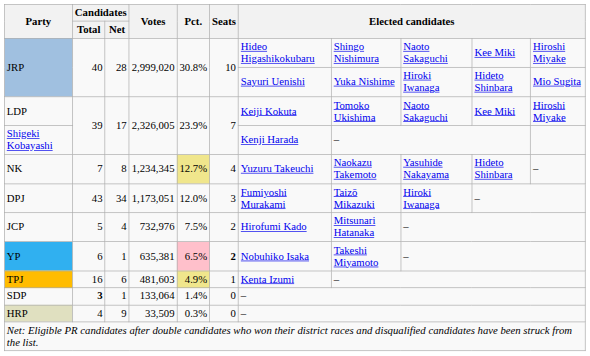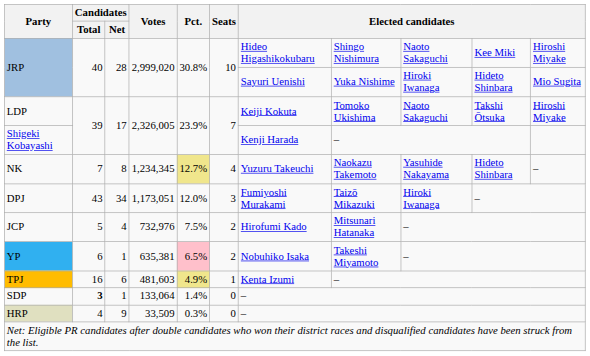(495, 111) Kee Miki -> (490, 111) Takshi Ōtsuka
(233, 256) bold -> (233, 256) normal
